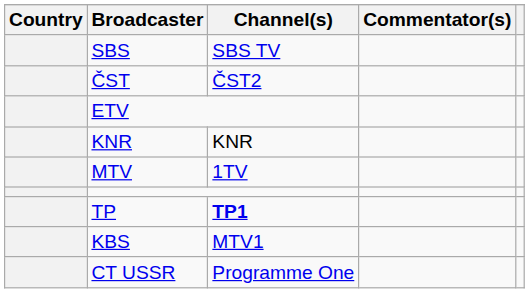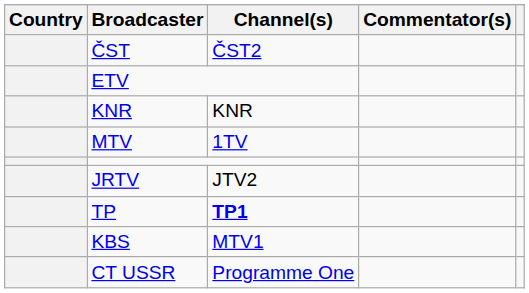- row: (111, 50)
+ row: (115, 180)
